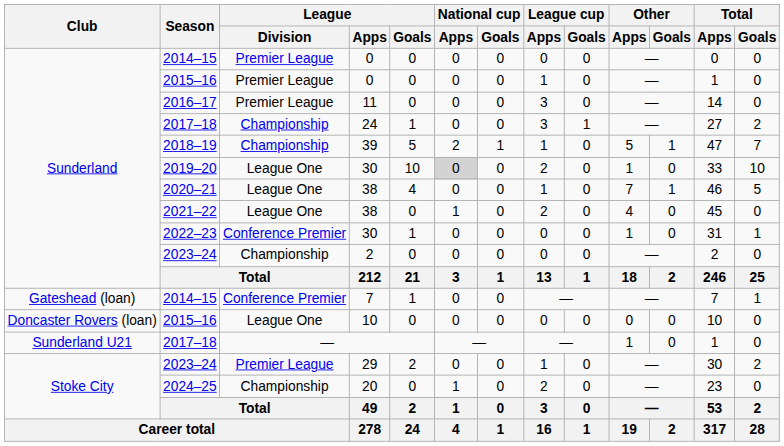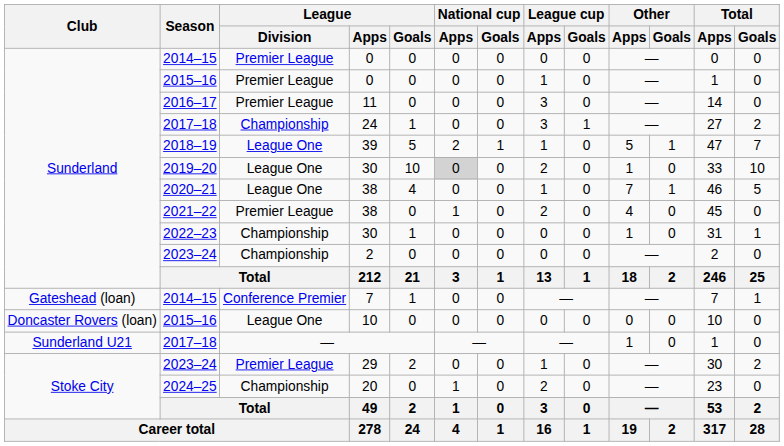(285, 146) Championship -> (285, 146) League One
(285, 211) League One -> (285, 211) Premier League
(285, 233) Conference Premier -> (285, 233) Championship
